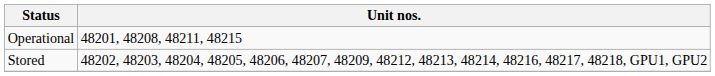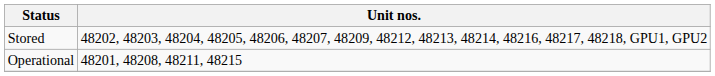rows swapped: (41, 37) <-> (26, 60)
